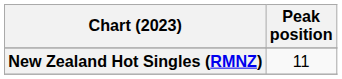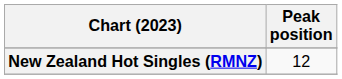(301, 61) 11 -> (301, 61) 12
